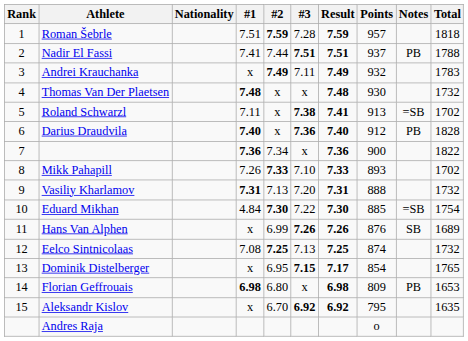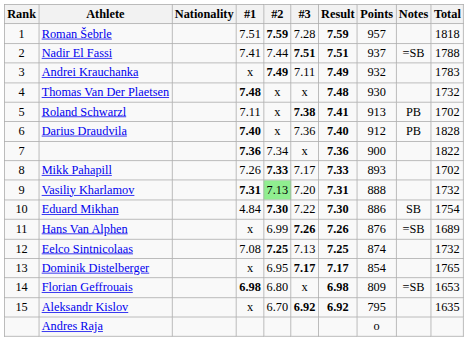(413, 53) PB -> (413, 53) =SB
(413, 111) =SB -> (413, 111) PB
(305, 131) bold -> (305, 131) normal
(305, 170) 7.10 -> (305, 170) 7.17
(277, 190) no background -> (277, 190) lightgreen background
(377, 209) 885 -> (377, 209) 886
(413, 209) =SB -> (413, 209) SB
(413, 229) SB -> (413, 229) =SB
(305, 268) 7.15 -> (305, 268) 7.17
(413, 287) PB -> (413, 287) =SB
